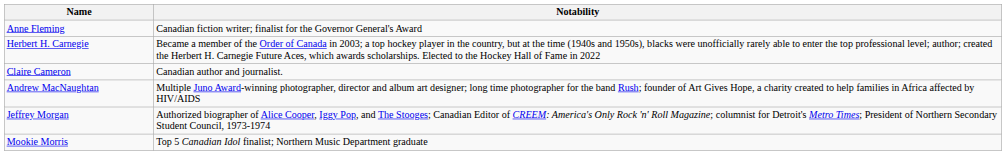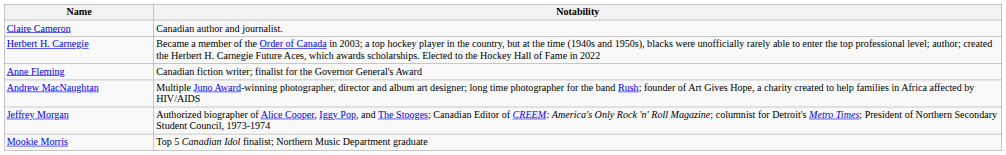rows swapped: (39, 71) <-> (36, 28)
